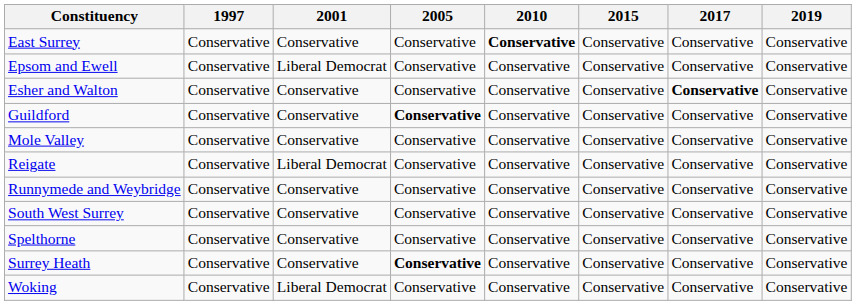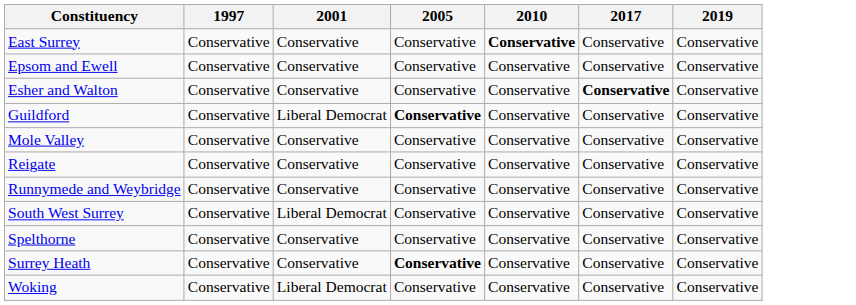- column: (623, 16)
(332, 66) Liberal Democrat -> (318, 66) Conservative
(318, 115) Conservative -> (332, 115) Liberal Democrat
(332, 164) Liberal Democrat -> (318, 164) Conservative
(318, 213) Conservative -> (332, 213) Liberal Democrat
